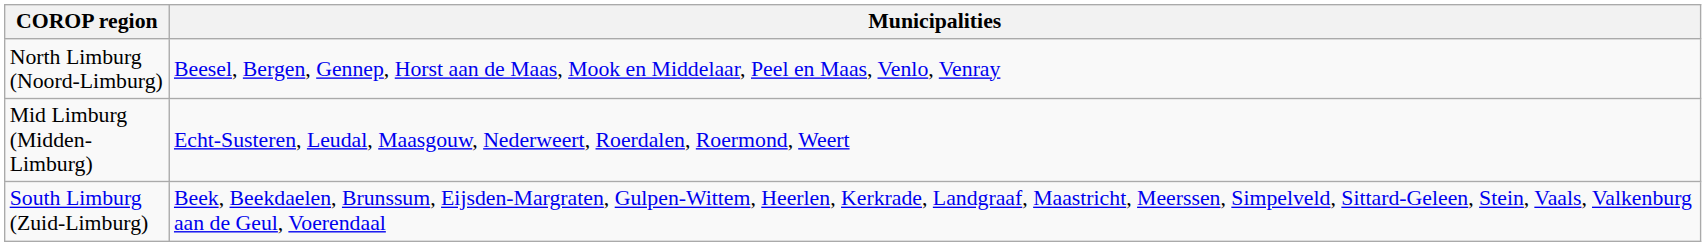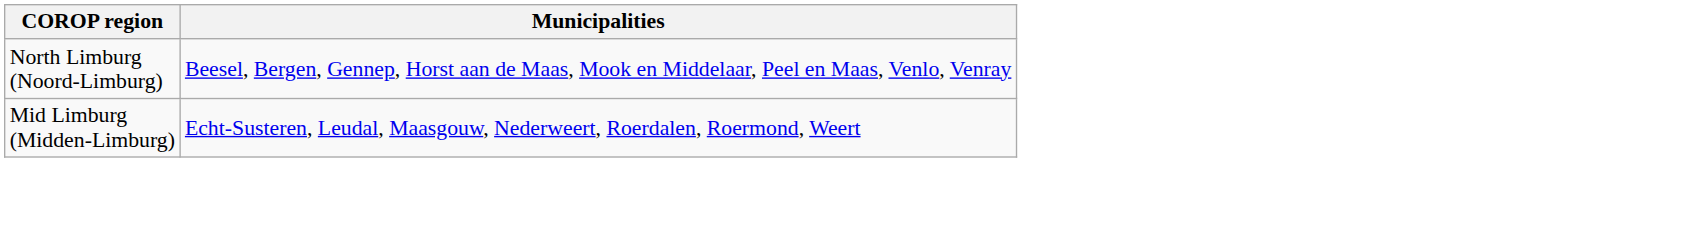- row: (79, 210)
